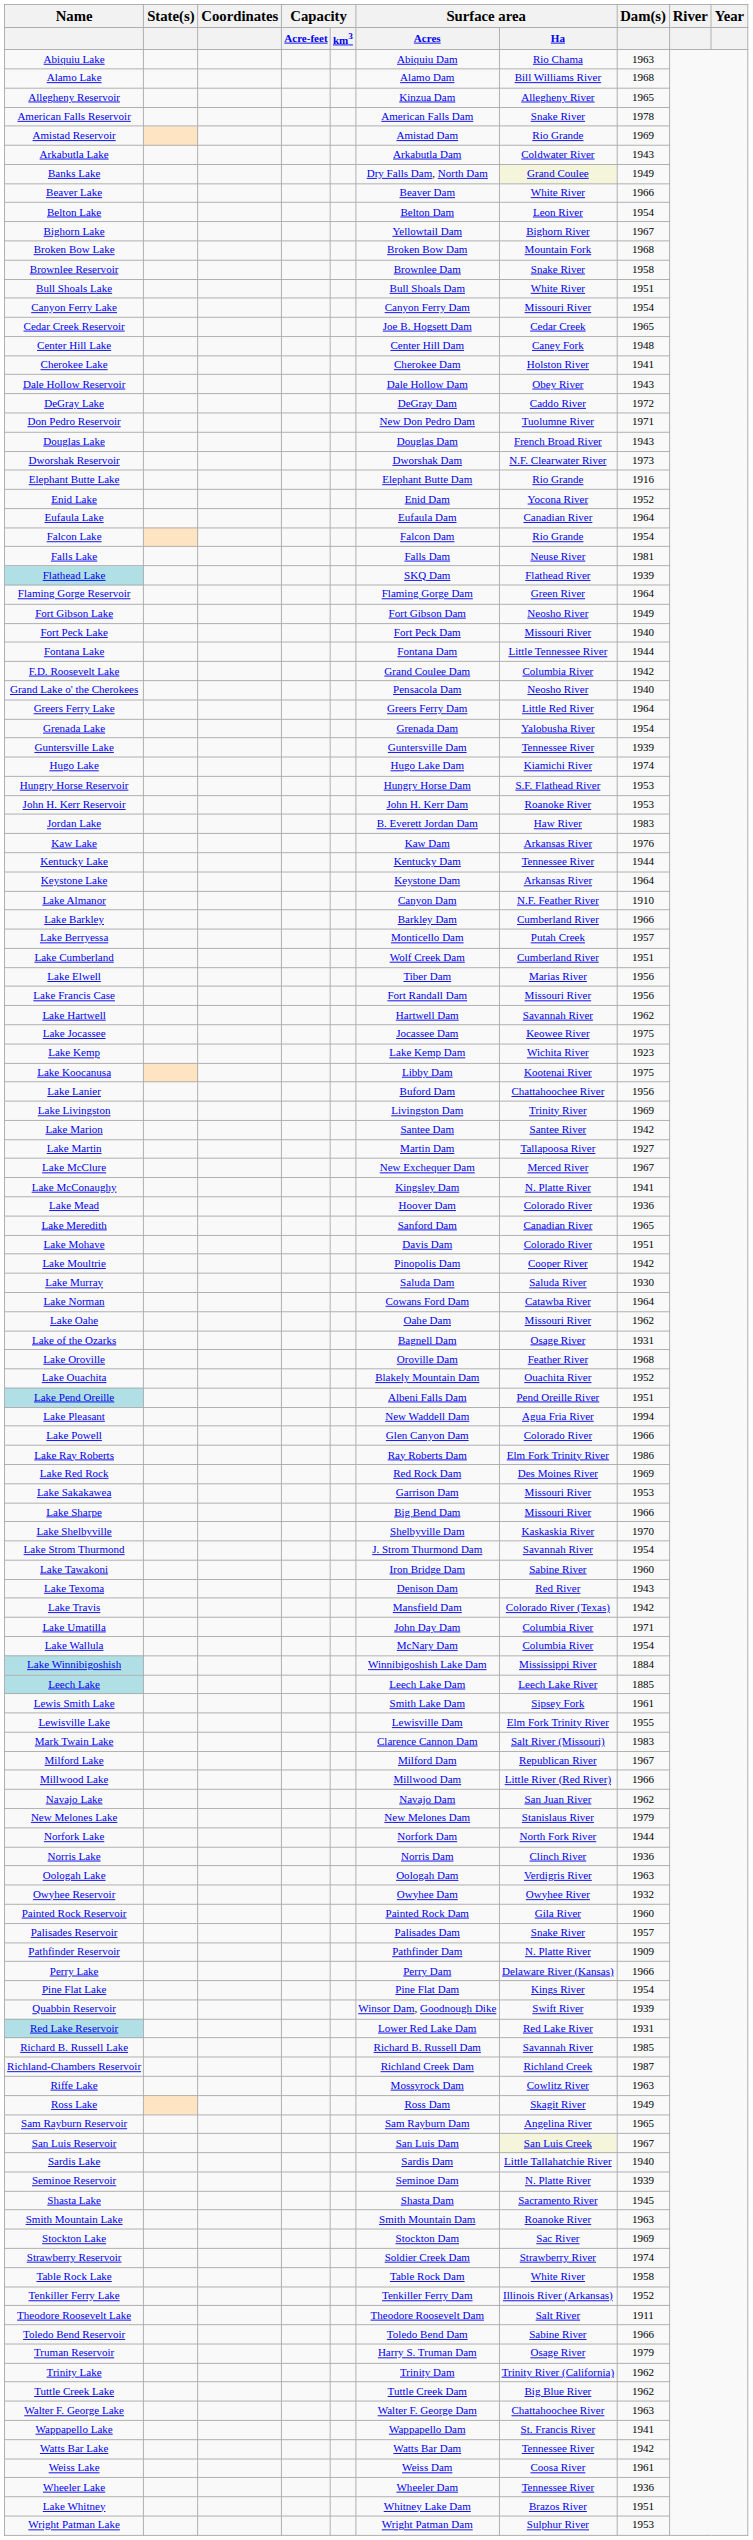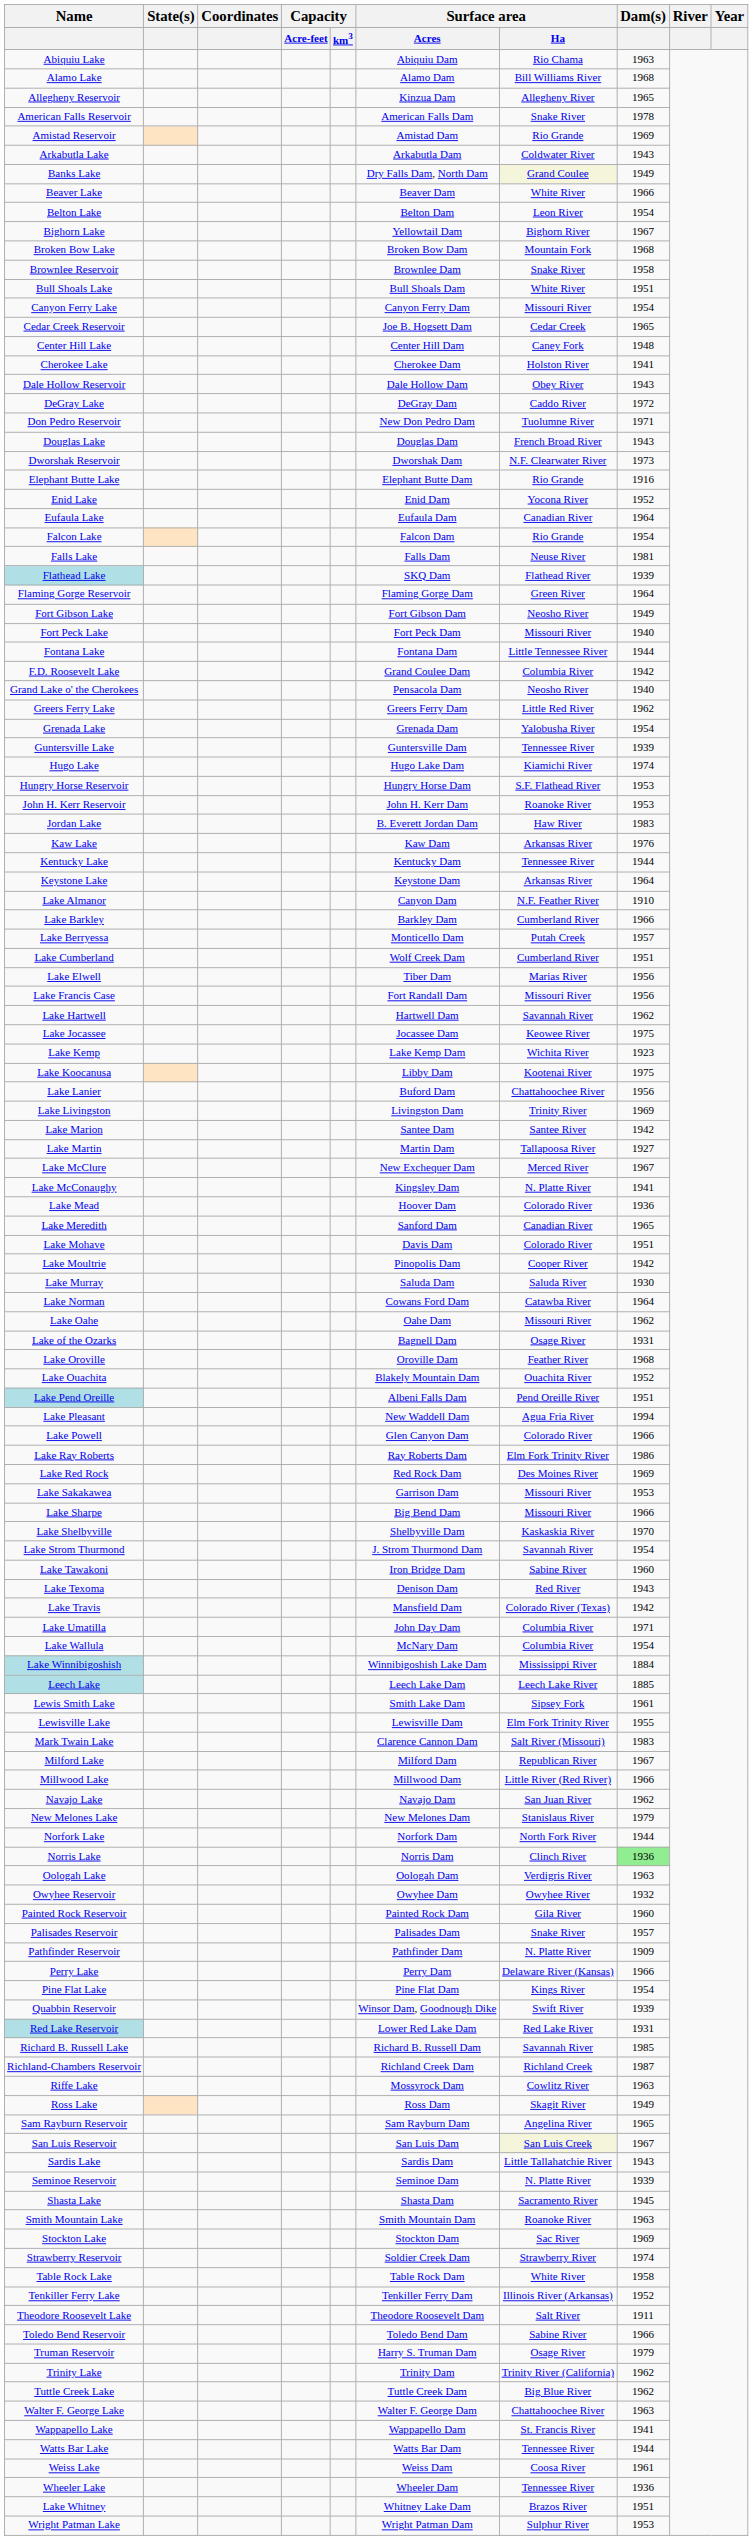(643, 709) 1964 -> (643, 709) 1962
(643, 1856) no background -> (643, 1856) lightgreen background
(643, 2162) 1940 -> (643, 2162) 1943
(643, 2449) 1942 -> (643, 2449) 1944
